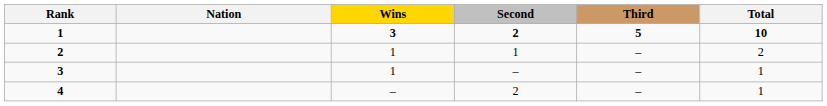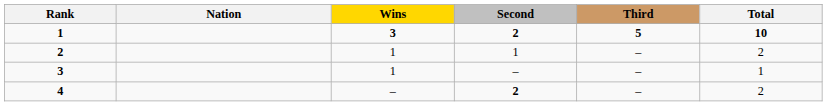(516, 91) normal -> (516, 91) bold
(761, 91) 1 -> (761, 91) 2
